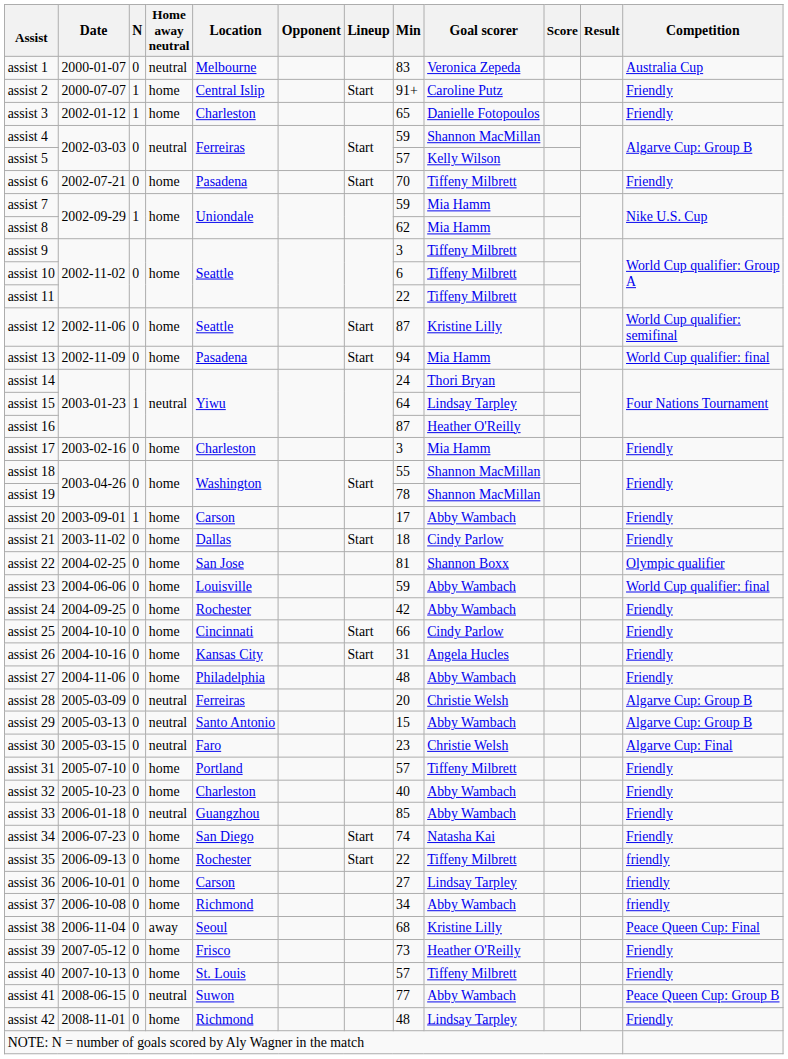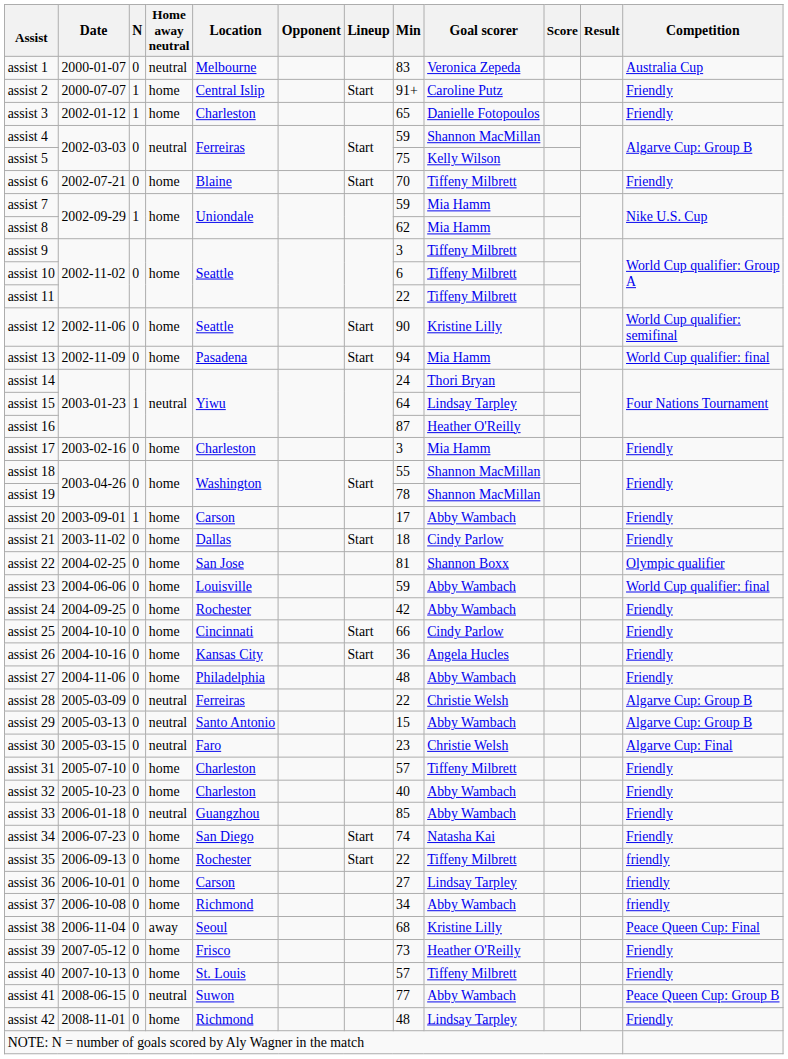(403, 159) 57 -> (403, 159) 75
(222, 182) Pasadena -> (214, 182) Blaine
(403, 327) 87 -> (403, 327) 90
(403, 654) 31 -> (403, 654) 36
(403, 700) 20 -> (403, 700) 22
(219, 768) Portland -> (226, 768) Charleston
